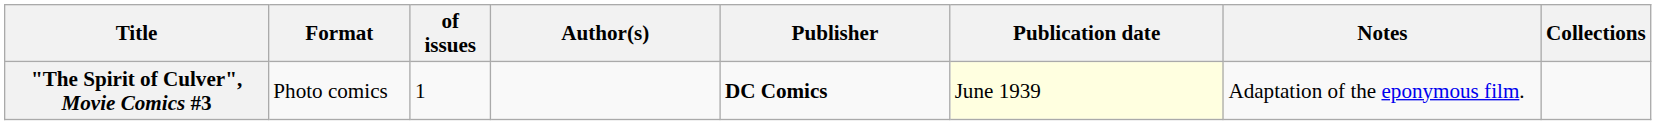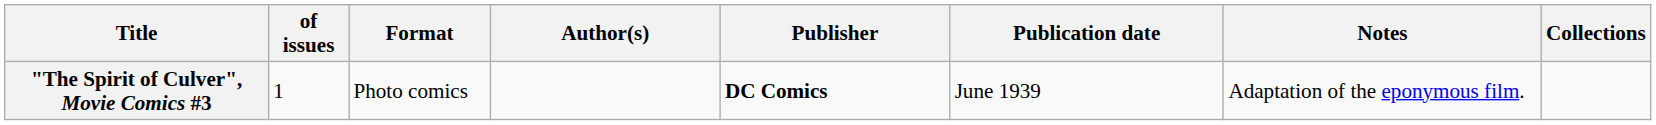columns swapped: (450, 33) <-> (339, 33)
(998, 90) lightyellow background -> (998, 90) no background
